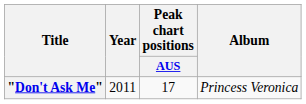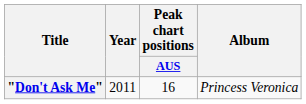(168, 87) 17 -> (168, 87) 16
